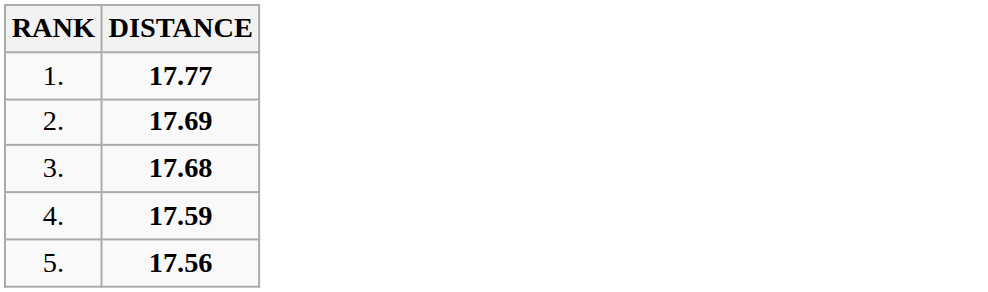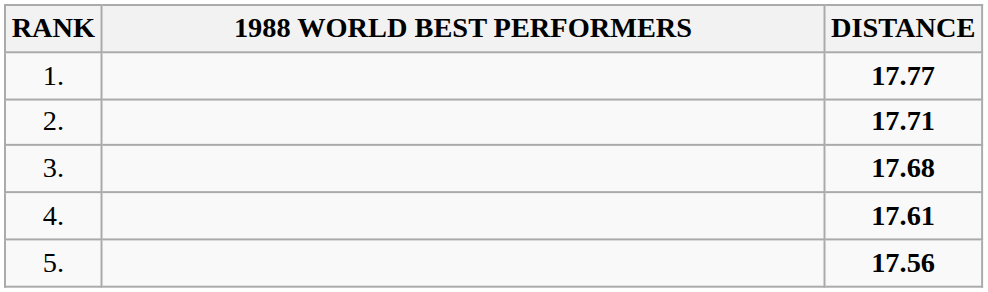+ column: (463, 28)
(181, 121) 17.69 -> (903, 121) 17.71
(181, 215) 17.59 -> (903, 215) 17.61
